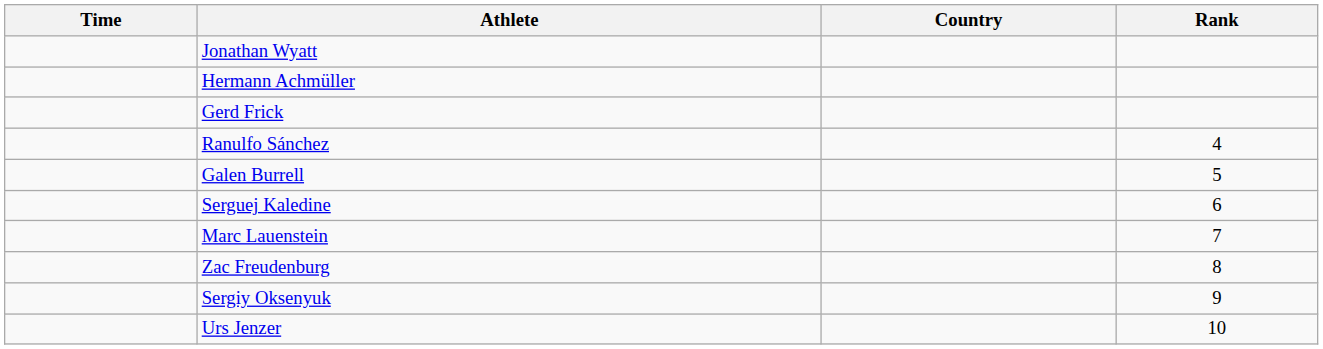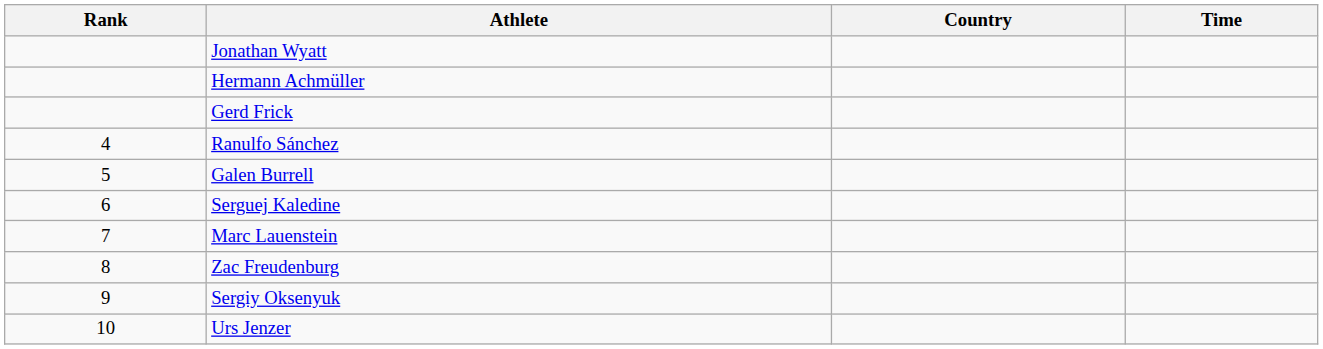columns swapped: (1217, 20) <-> (101, 20)
